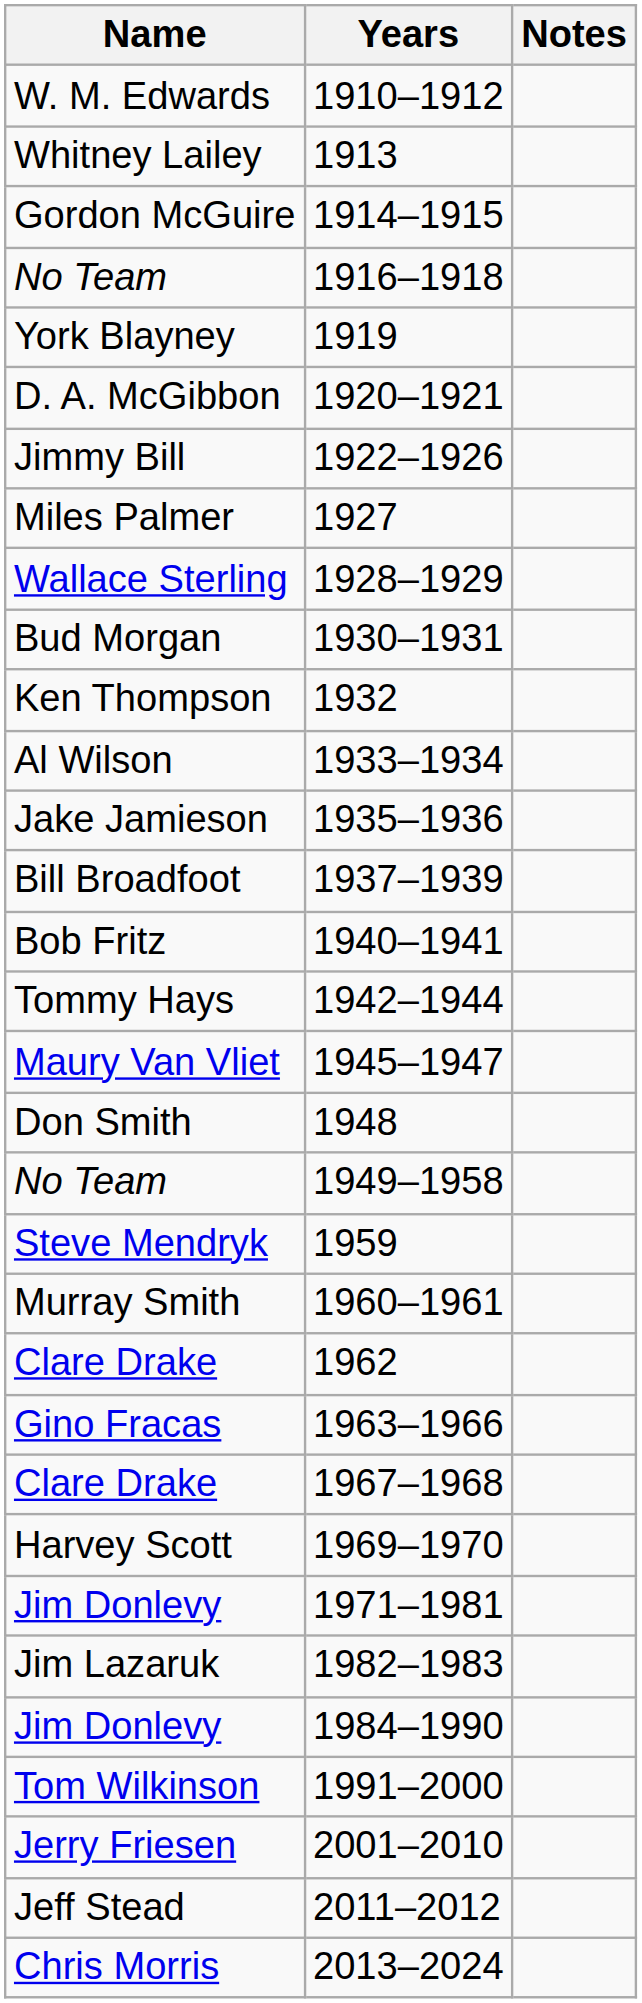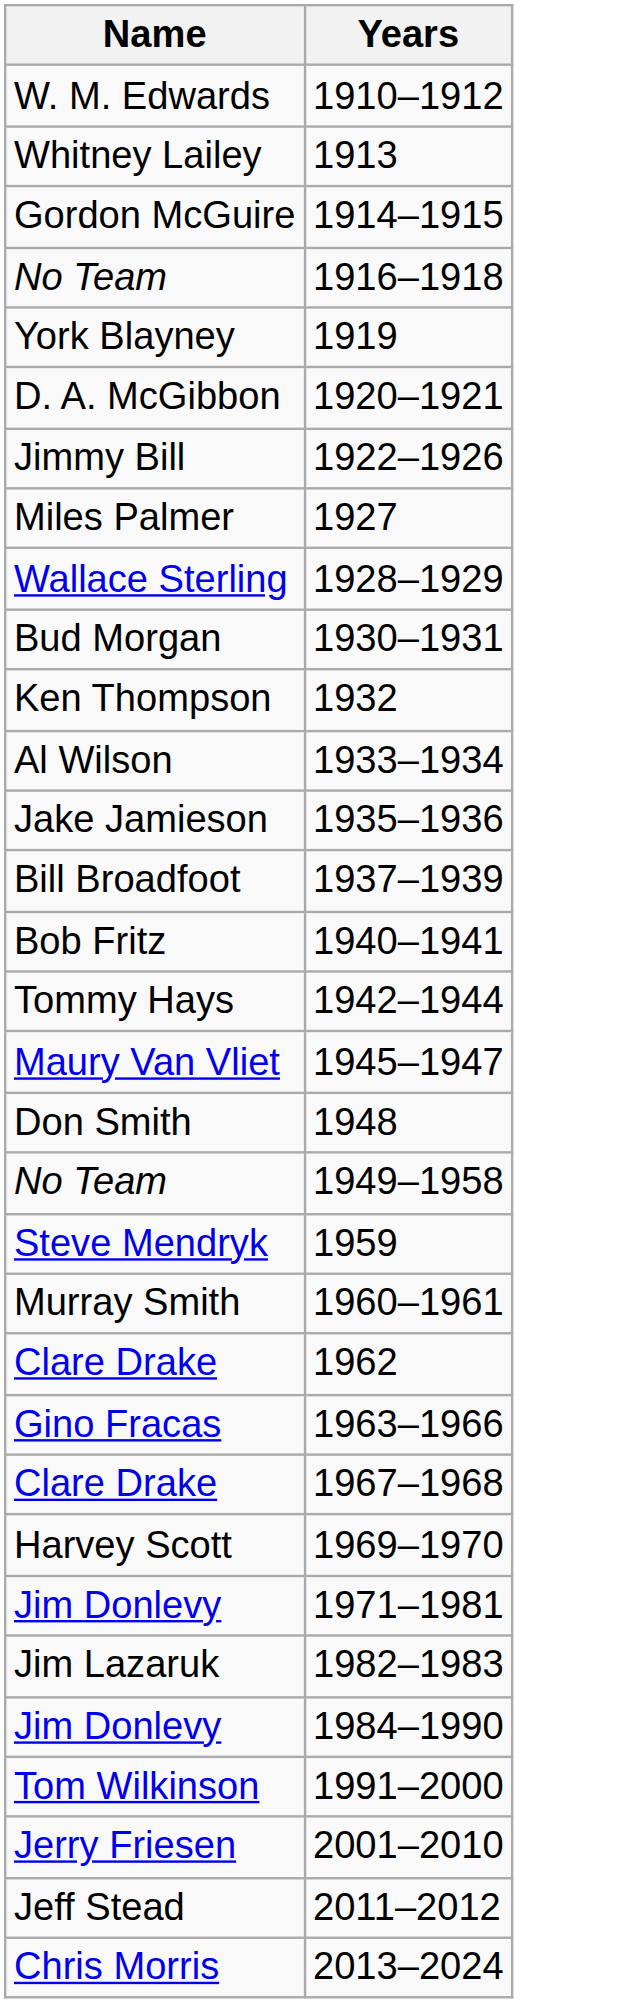- column: (574, 34)
